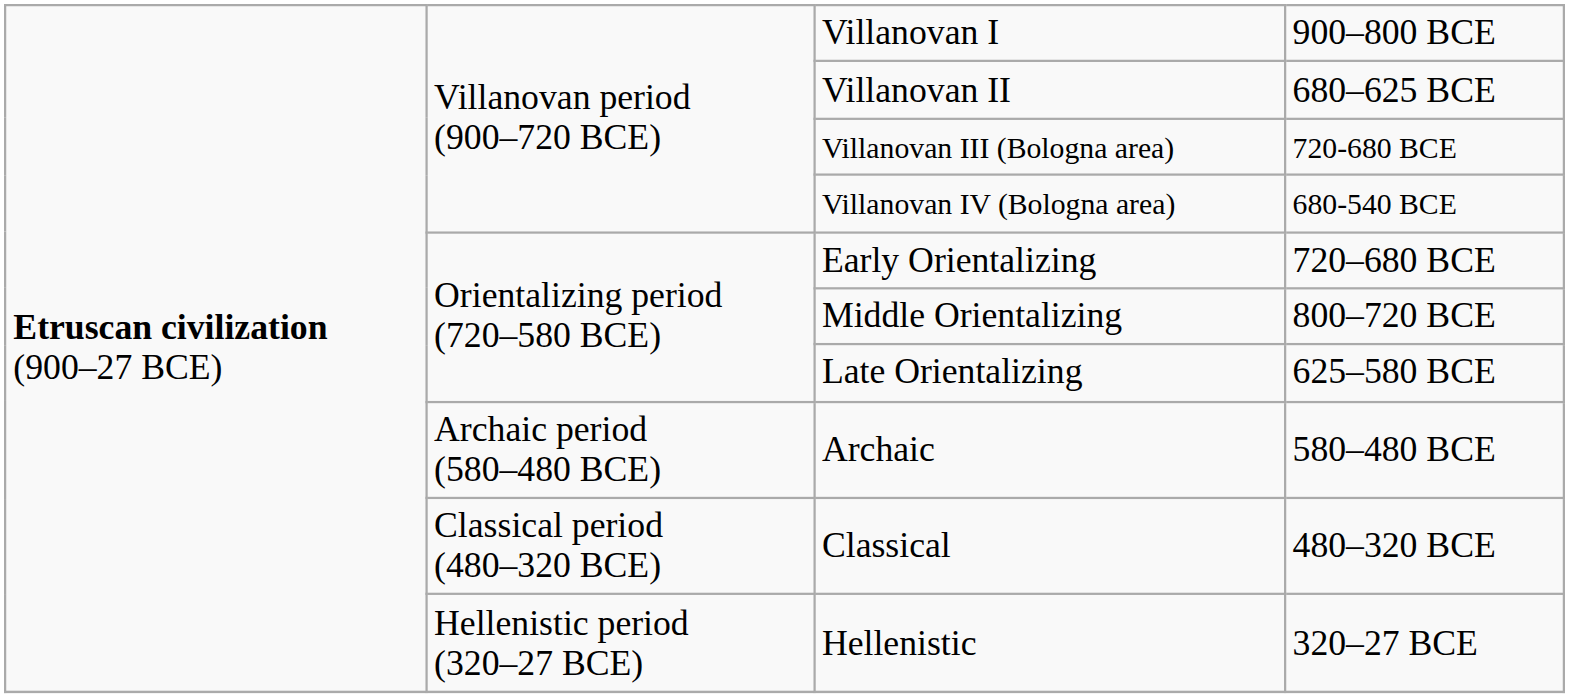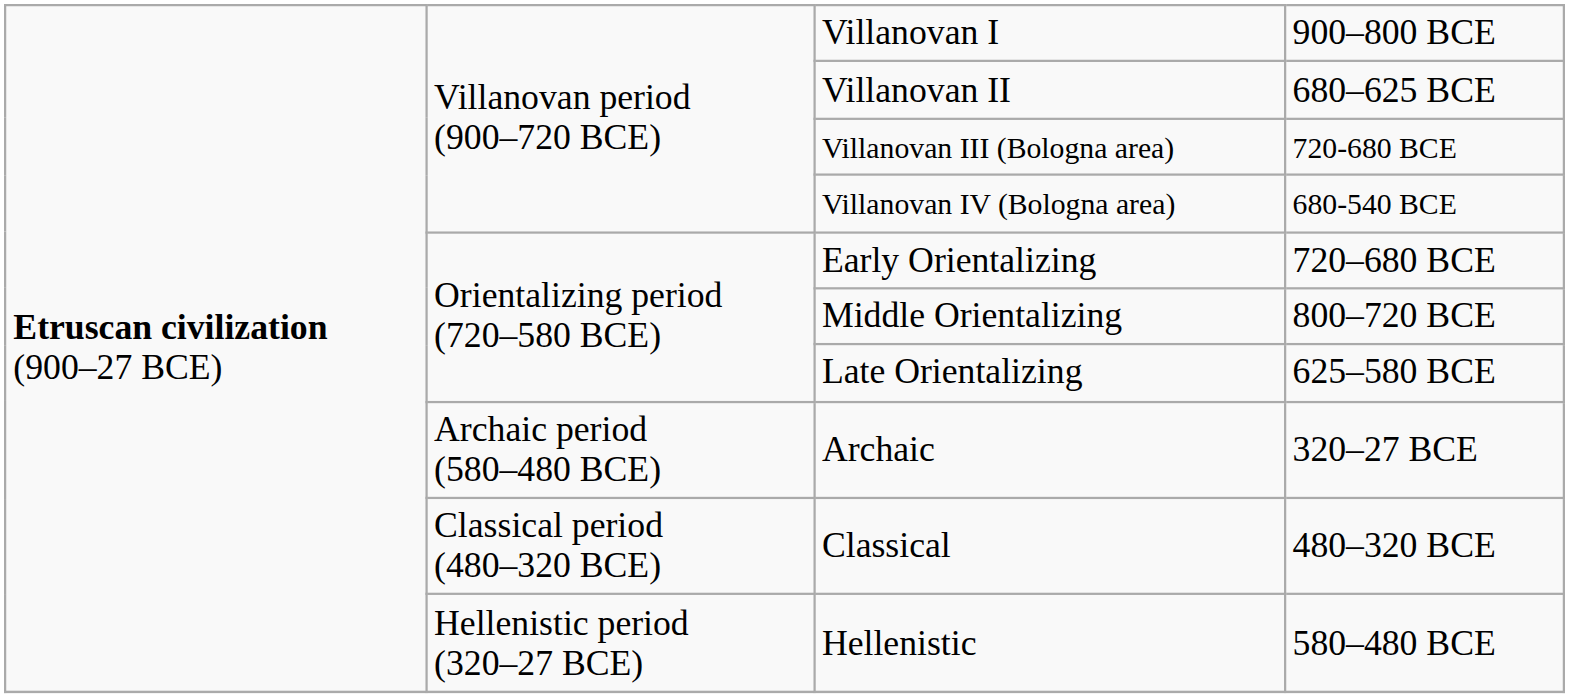(1394, 448) 580–480 BCE -> (1385, 448) 320–27 BCE
(1385, 642) 320–27 BCE -> (1394, 642) 580–480 BCE
